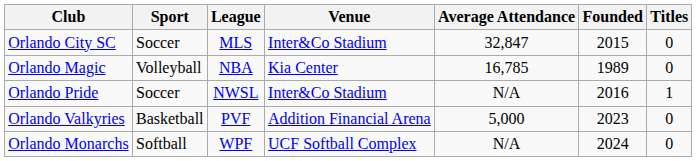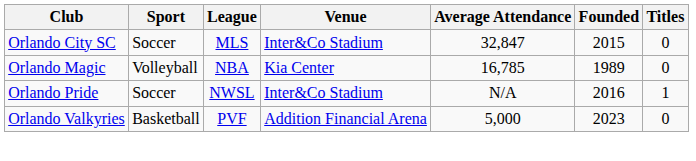- row: (68, 144)
